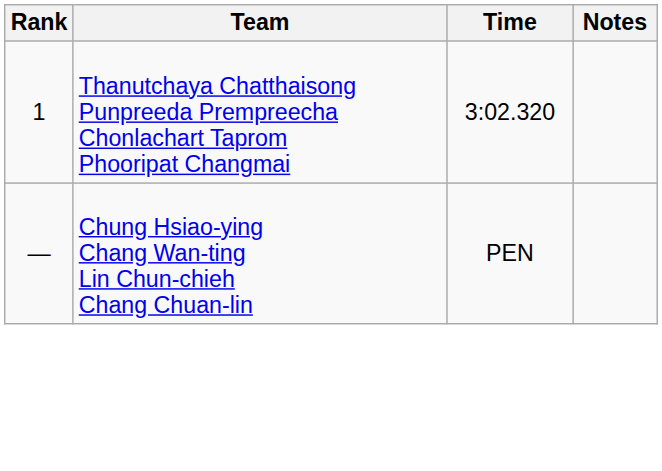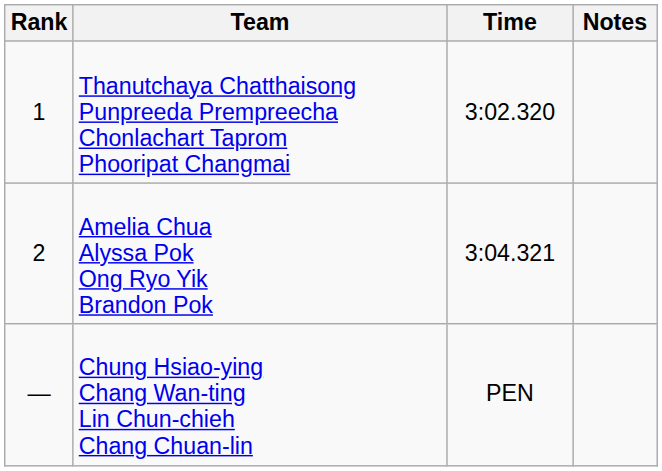+ row: (146, 266)
